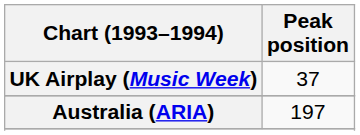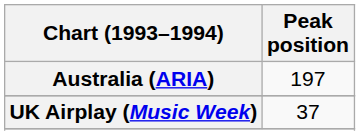rows swapped: (133, 111) <-> (133, 78)
